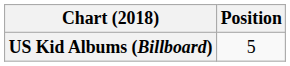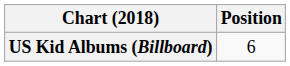(251, 46) 5 -> (251, 46) 6
